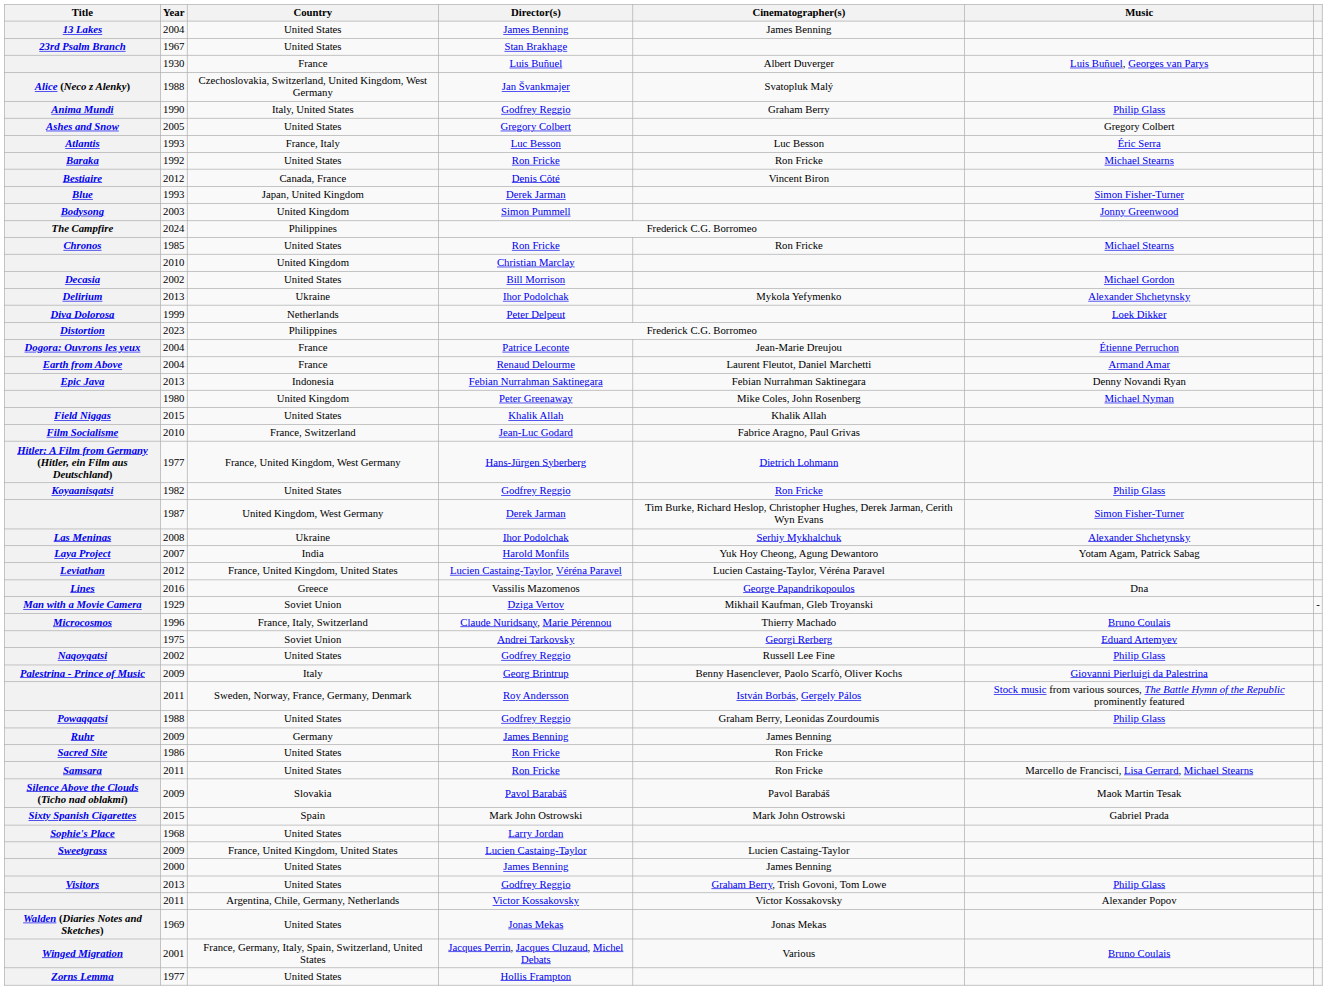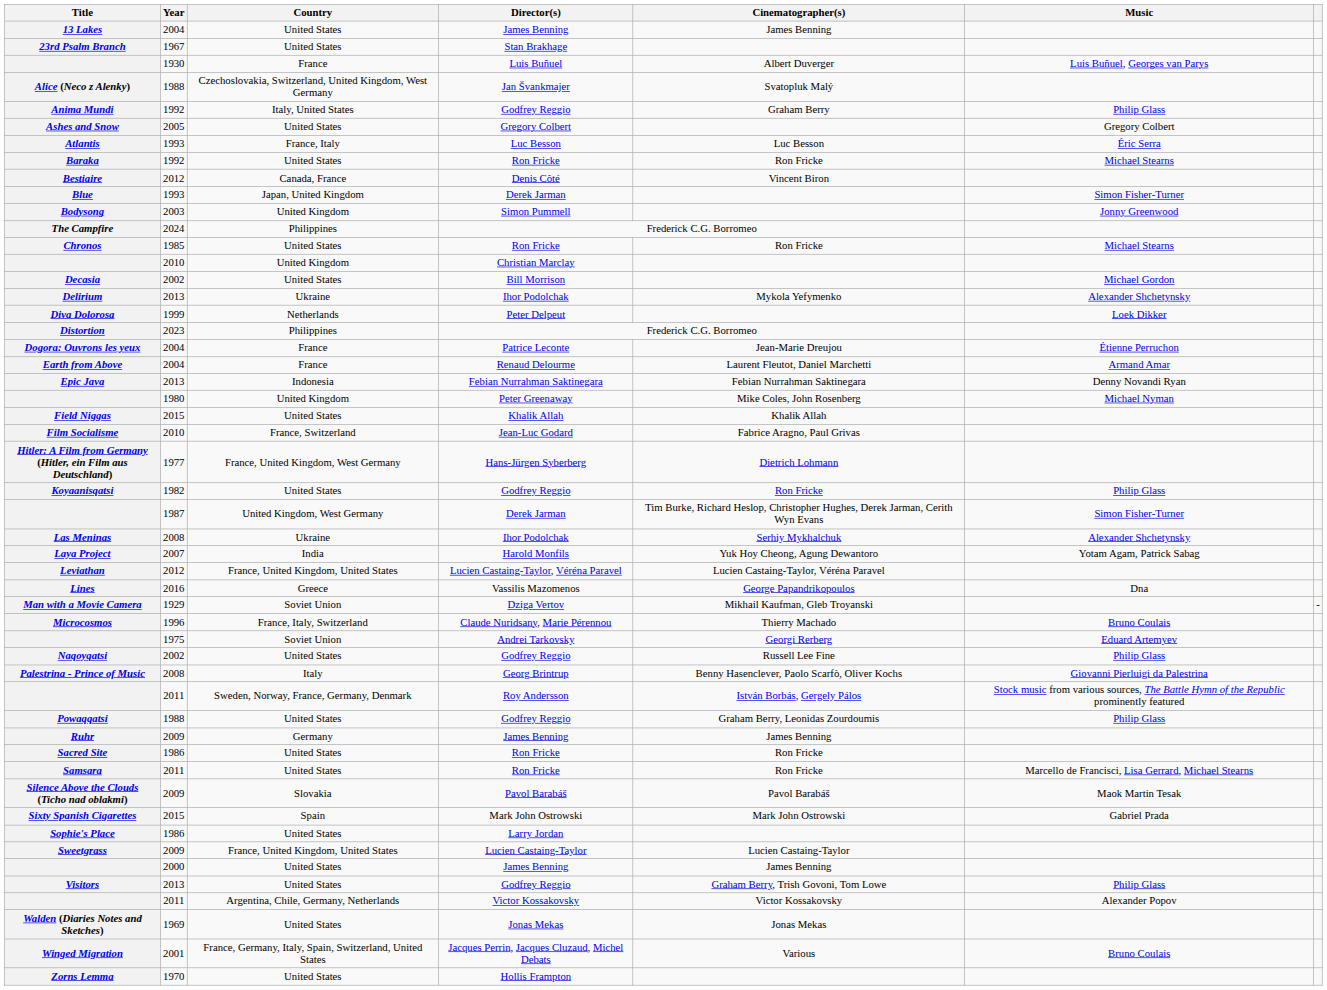(174, 110) 1990 -> (174, 110) 1992
(174, 673) 2009 -> (174, 673) 2008
(174, 833) 1968 -> (174, 833) 1986
(174, 976) 1977 -> (174, 976) 1970
